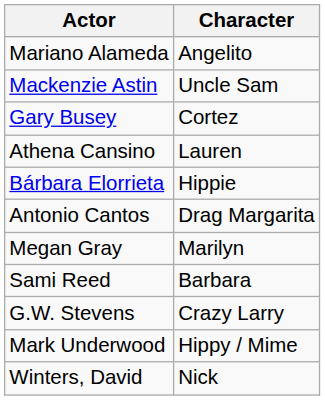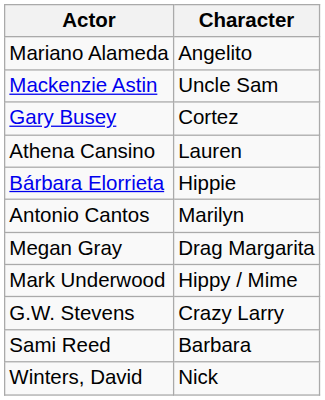(246, 215) Drag Margarita -> (211, 215) Marilyn
(211, 248) Marilyn -> (246, 248) Drag Margarita
rows swapped: (60, 280) <-> (87, 345)
